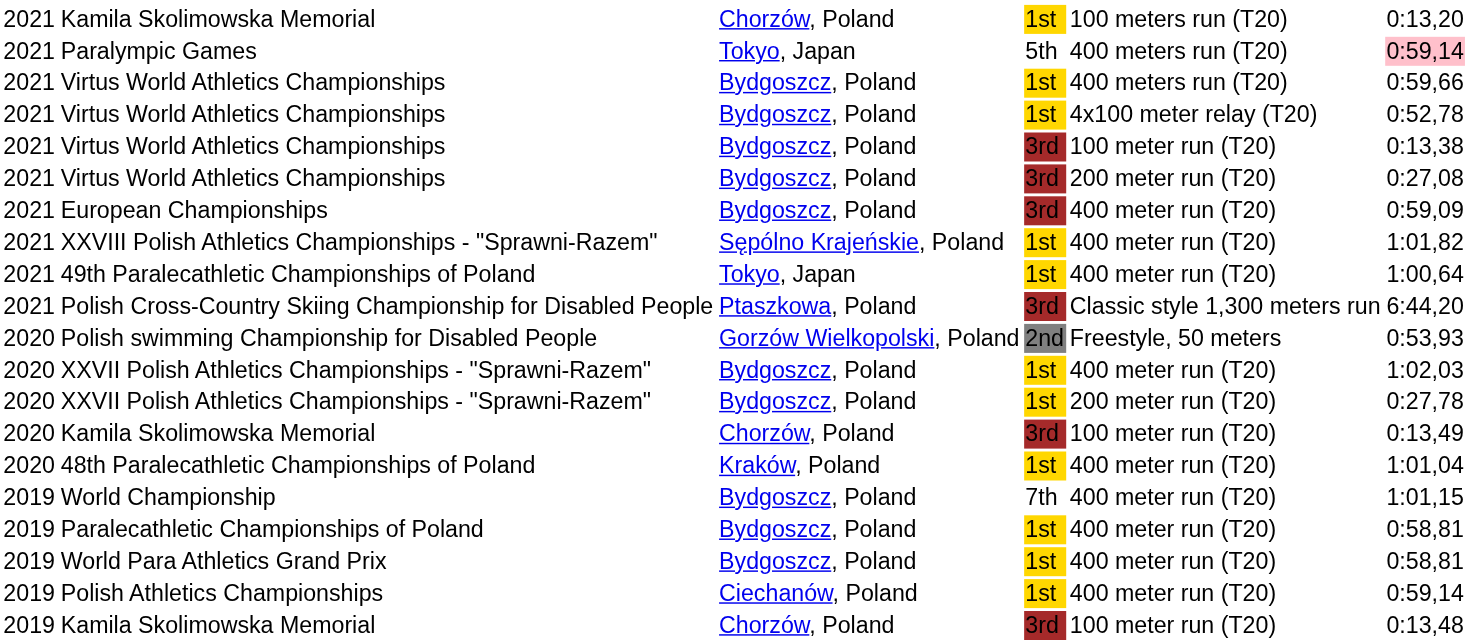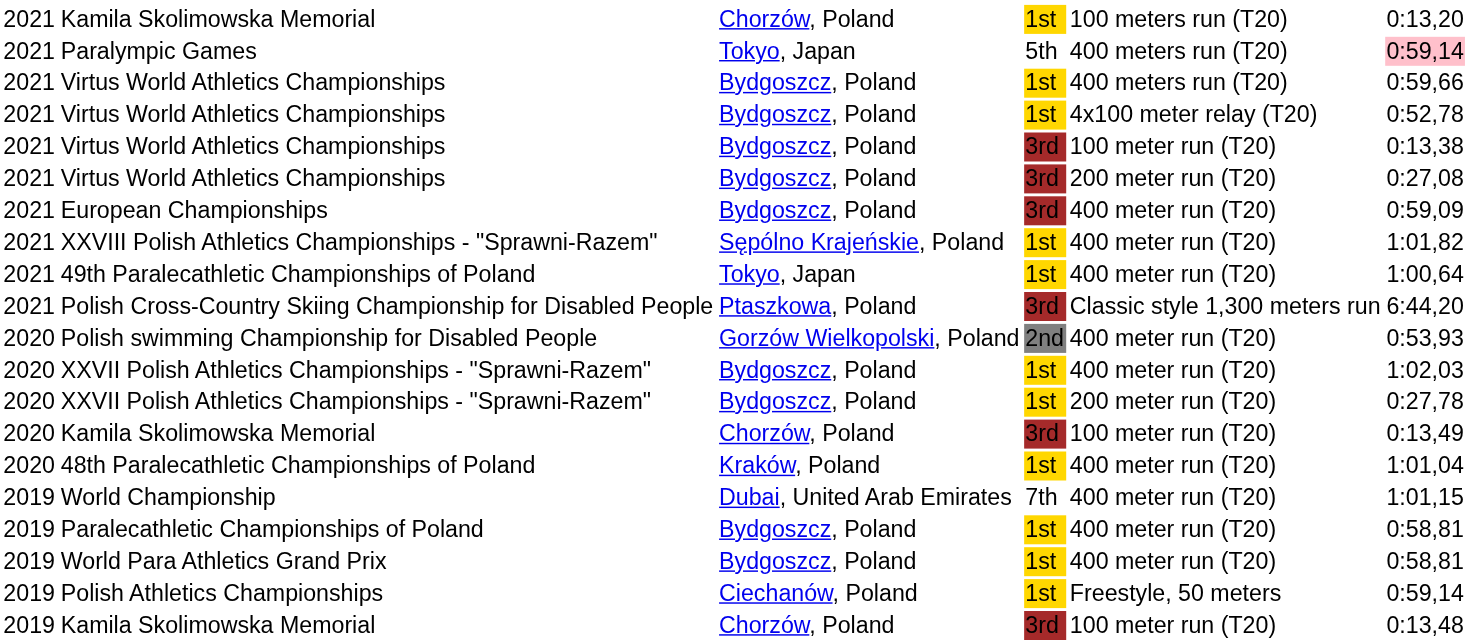(1176, 338) Freestyle, 50 meters -> (1173, 338) 400 meter run (T20)
(818, 497) Bydgoszcz, Poland -> (865, 497) Dubai, United Arab Emirates
(1173, 593) 400 meter run (T20) -> (1176, 593) Freestyle, 50 meters
